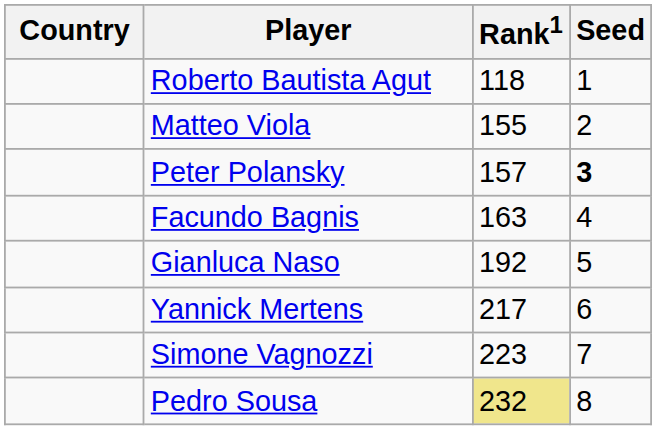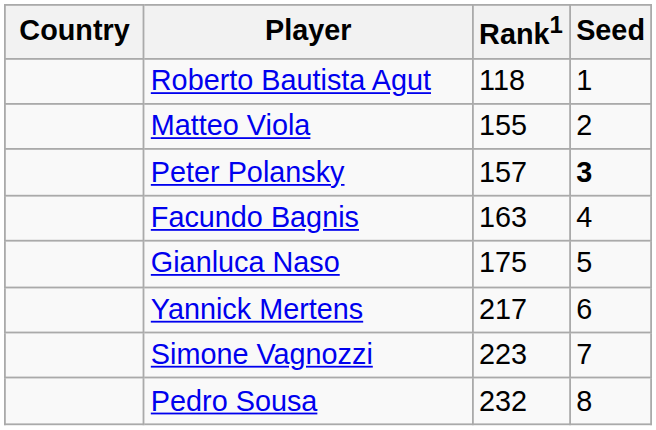(503, 263) 192 -> (503, 263) 175
(503, 400) khaki background -> (503, 400) no background
